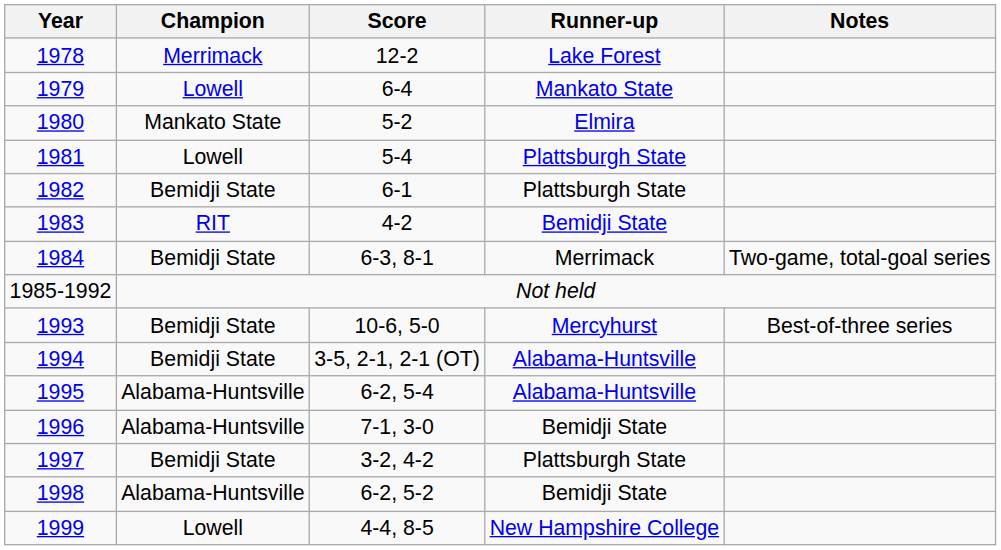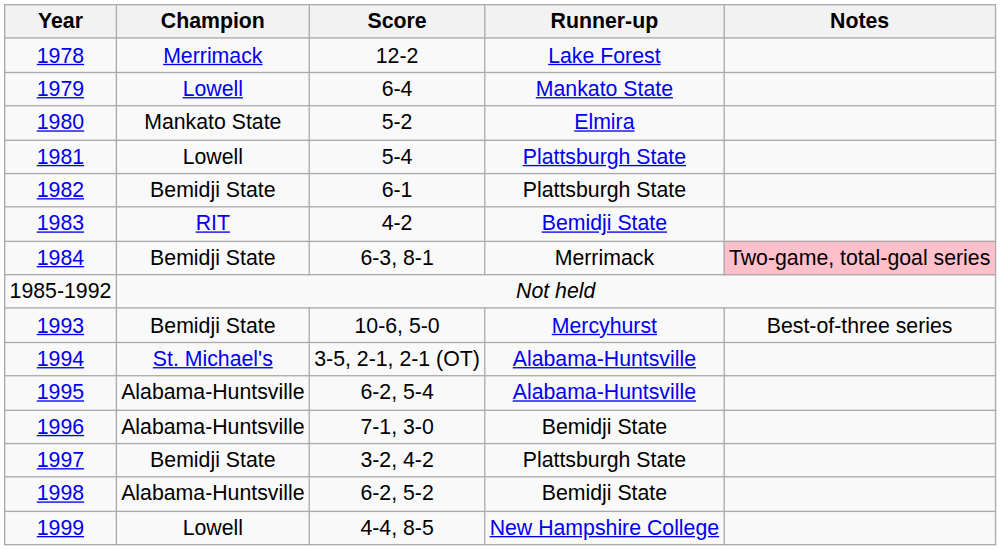(860, 257) no background -> (860, 257) pink background
(213, 358) Bemidji State -> (213, 358) St. Michael's
